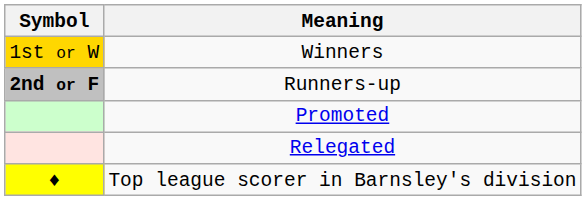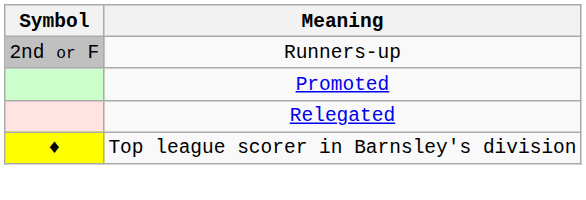- row: (342, 52)
(54, 84) bold -> (54, 52) normal
